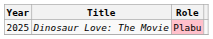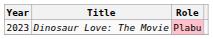(18, 27) 2025 -> (18, 27) 2023
